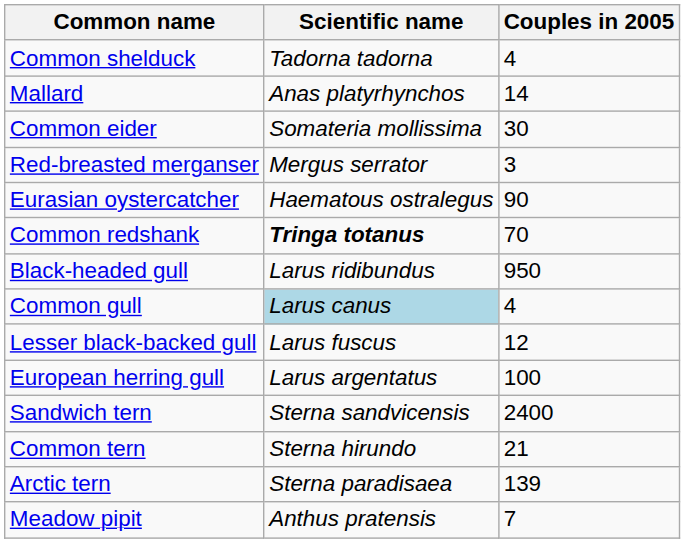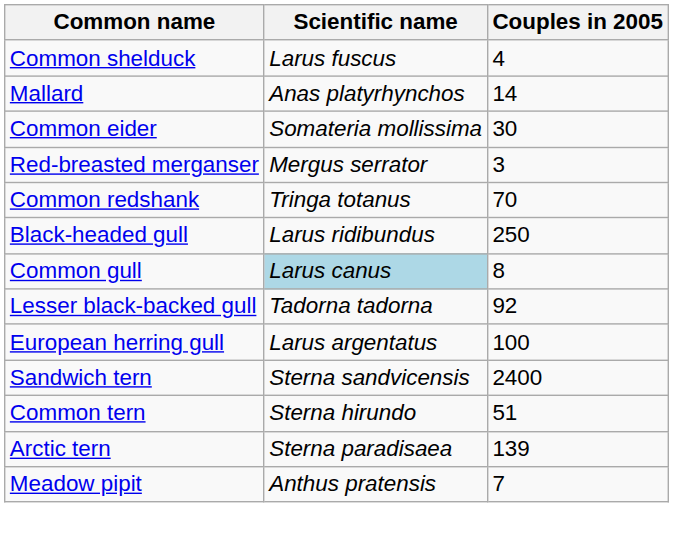(351, 57) Tadorna tadorna -> (333, 57) Larus fuscus
- row: (124, 199)
(347, 235) bold -> (340, 199) normal
(522, 270) 950 -> (511, 235) 250
(510, 306) 4 -> (499, 270) 8
(333, 341) Larus fuscus -> (351, 306) Tadorna tadorna
(516, 341) 12 -> (505, 306) 92
(516, 448) 21 -> (505, 413) 51
